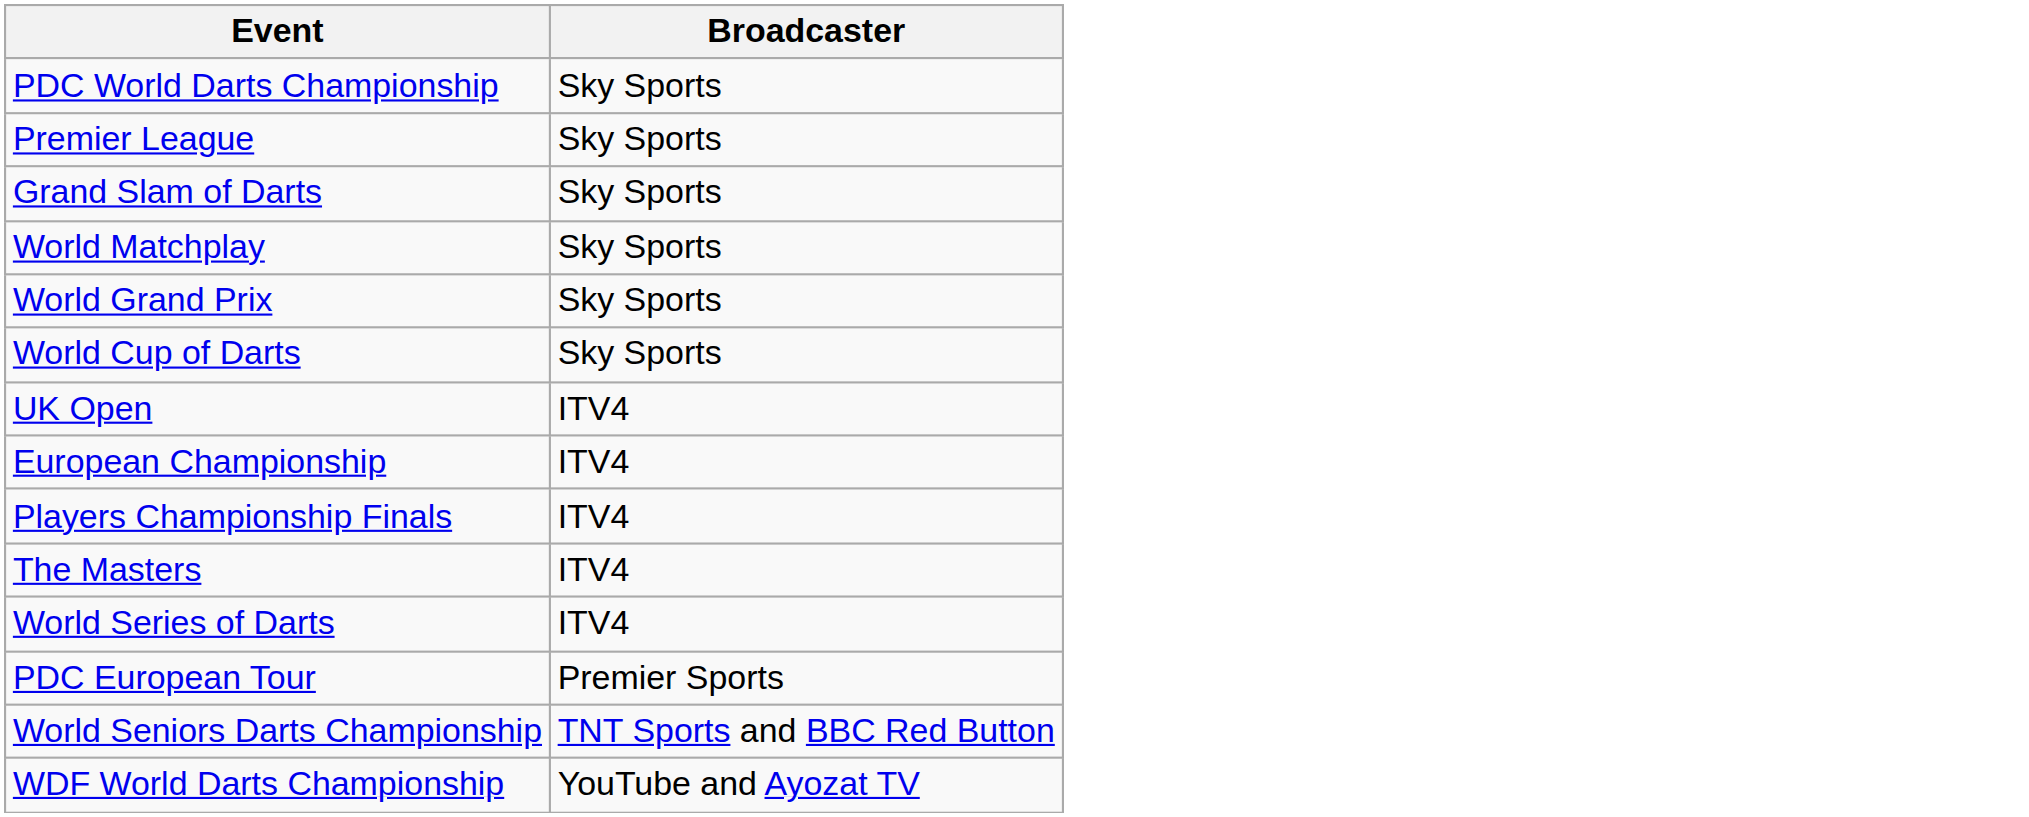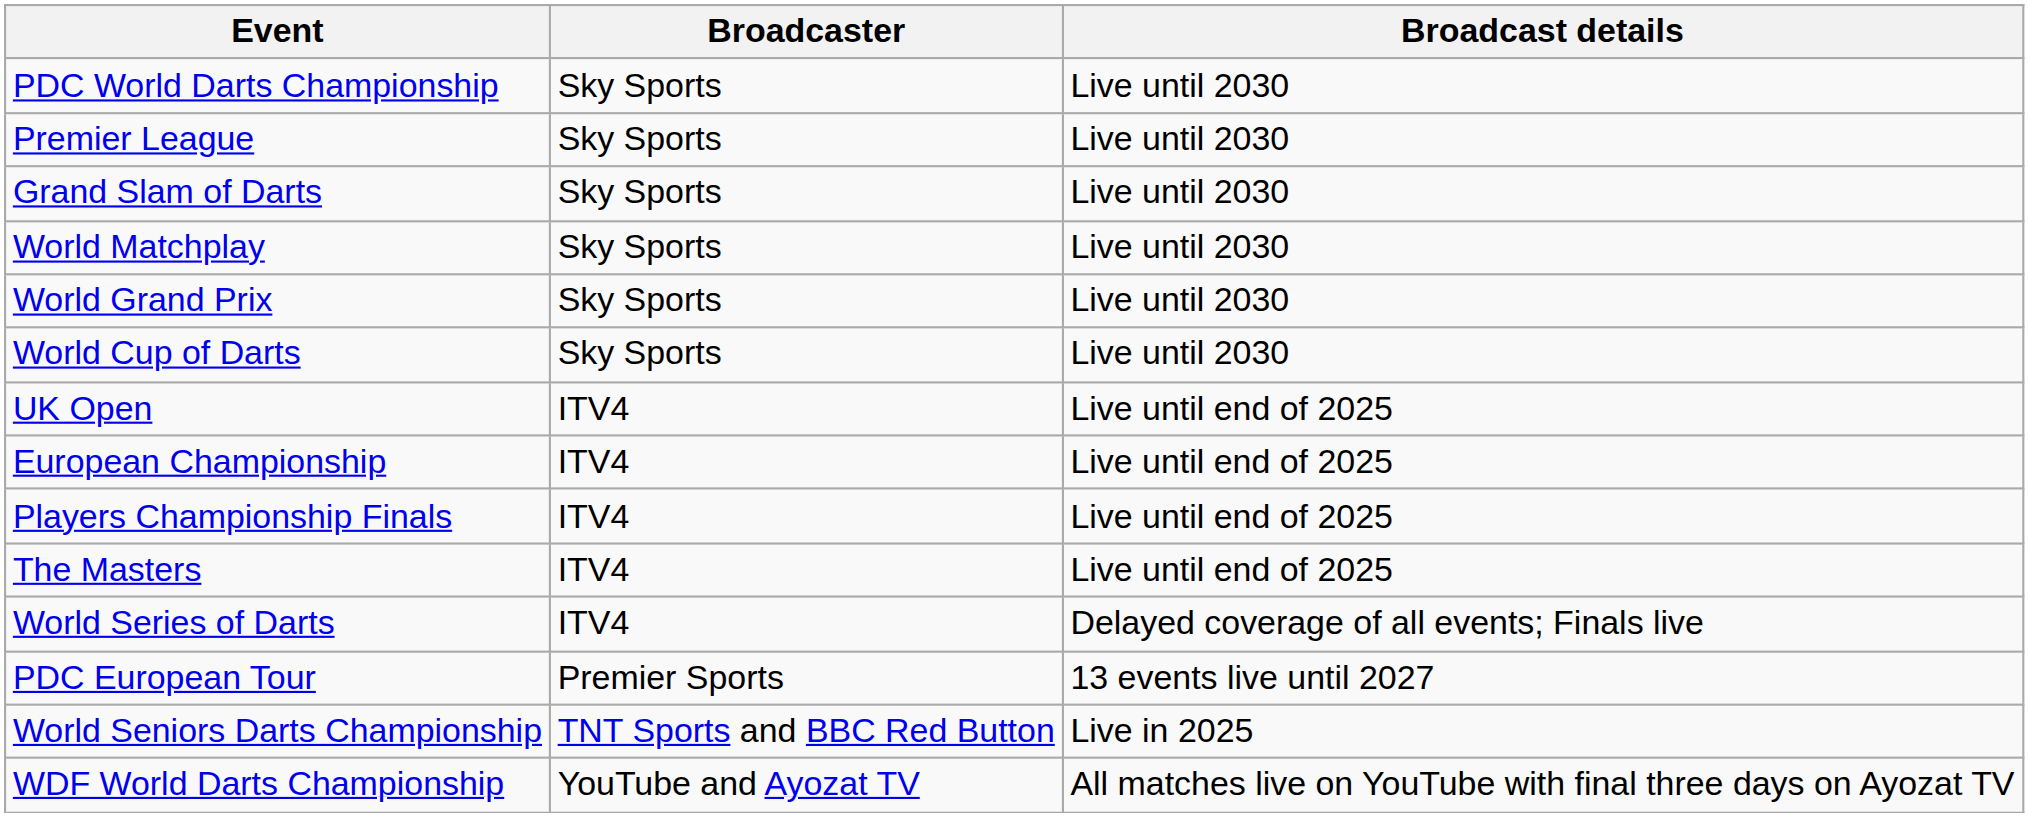+ column: (1542, 31)
